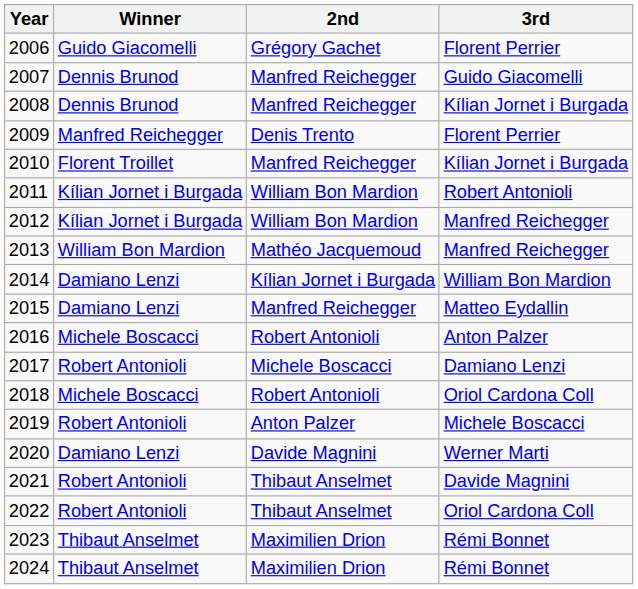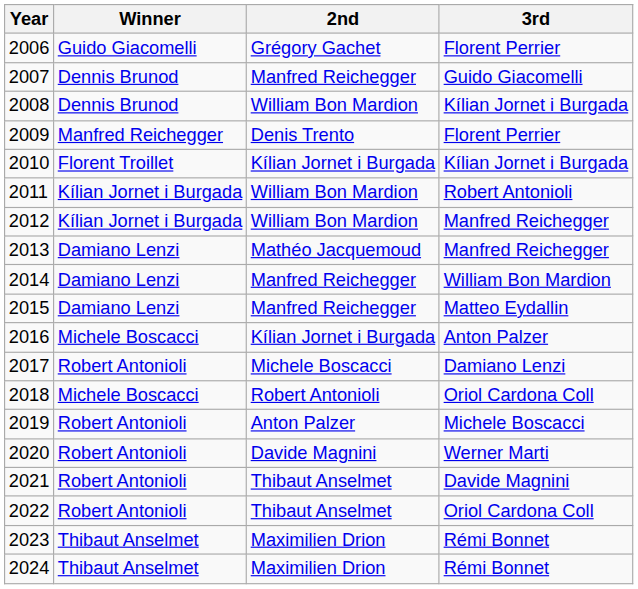(333, 105) Manfred Reichegger -> (334, 105) William Bon Mardion
(333, 163) Manfred Reichegger -> (343, 163) Kílian Jornet i Burgada
(141, 250) William Bon Mardion -> (119, 250) Damiano Lenzi
(343, 279) Kílian Jornet i Burgada -> (333, 279) Manfred Reichegger
(315, 337) Robert Antonioli -> (343, 337) Kílian Jornet i Burgada
(119, 452) Damiano Lenzi -> (122, 452) Robert Antonioli
